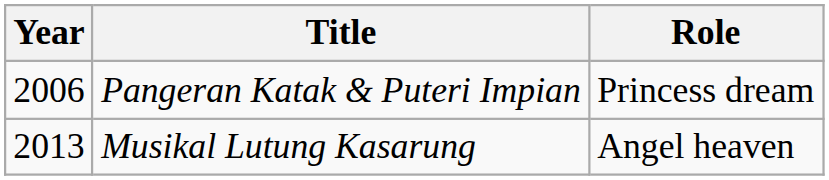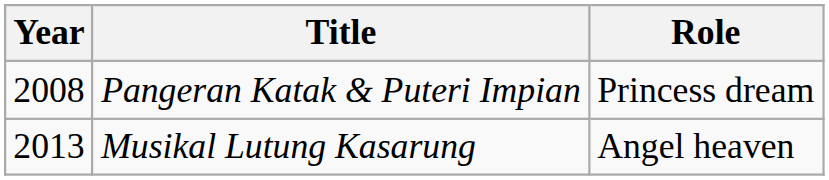(49, 89) 2006 -> (49, 89) 2008
